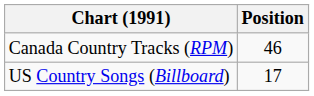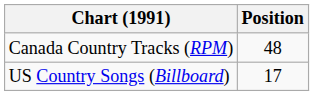(273, 47) 46 -> (273, 47) 48
